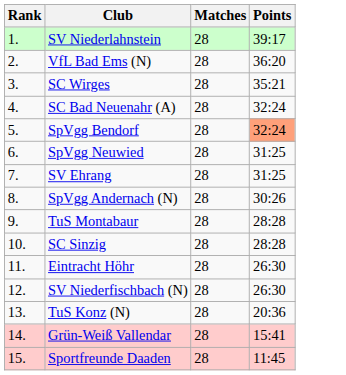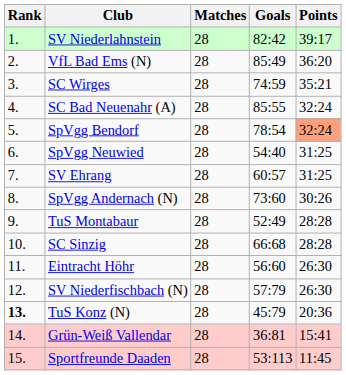+ column: (273, 15)
(17, 312) normal -> (17, 312) bold
